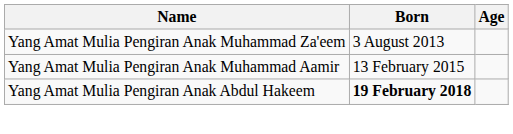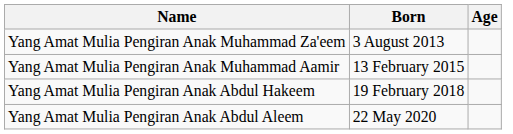(412, 91) bold -> (409, 91) normal
+ row: (156, 116)
